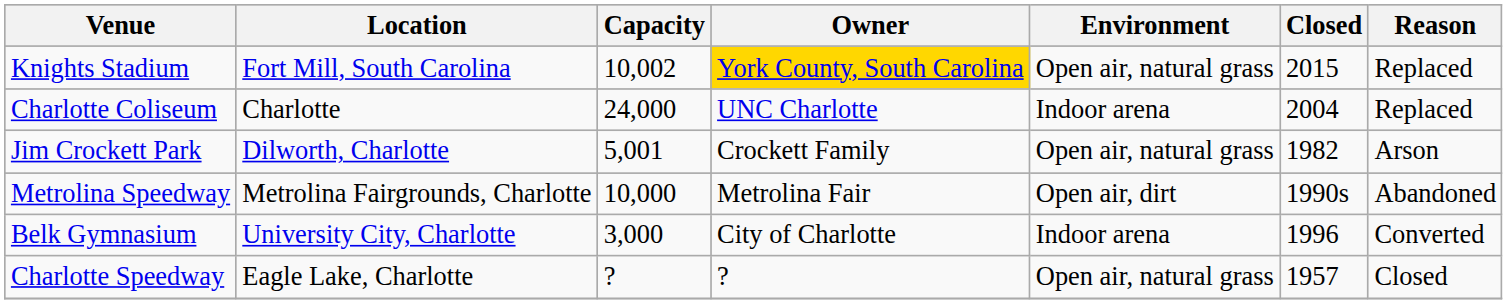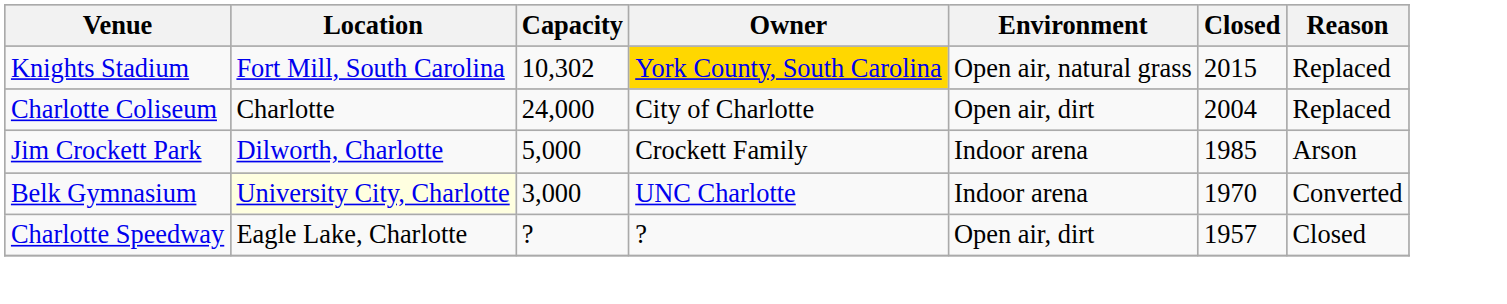(640, 67) 10,002 -> (558, 67) 10,302
(797, 109) UNC Charlotte -> (725, 109) City of Charlotte
(1103, 109) Indoor arena -> (1024, 109) Open air, dirt
(633, 151) 5,001 -> (552, 151) 5,000
(1155, 151) Open air, natural grass -> (1021, 151) Indoor arena
(1312, 151) 1982 -> (1230, 151) 1985
- row: (121, 192)
(379, 234) no background -> (373, 192) lightyellow background
(807, 234) City of Charlotte -> (715, 192) UNC Charlotte
(1312, 234) 1996 -> (1230, 192) 1970
(1155, 276) Open air, natural grass -> (1024, 234) Open air, dirt
